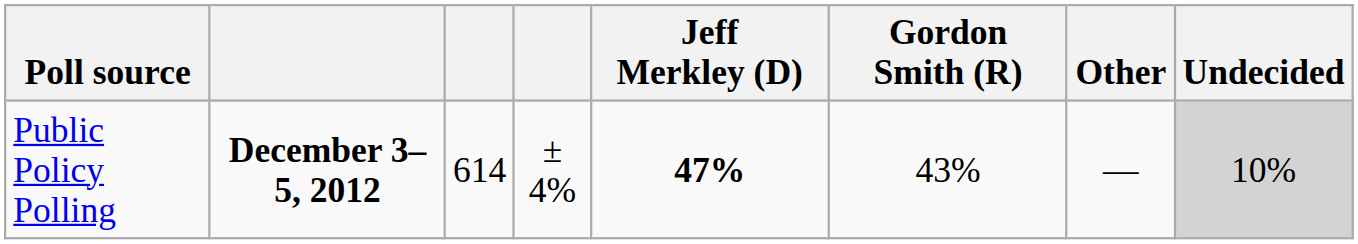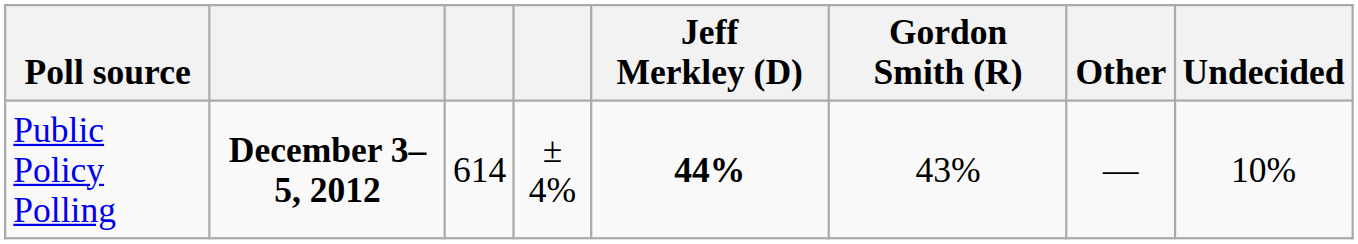(710, 168) 47% -> (710, 168) 44%
(1264, 168) lightgrey background -> (1264, 168) no background
